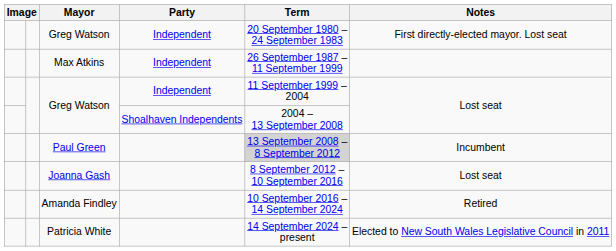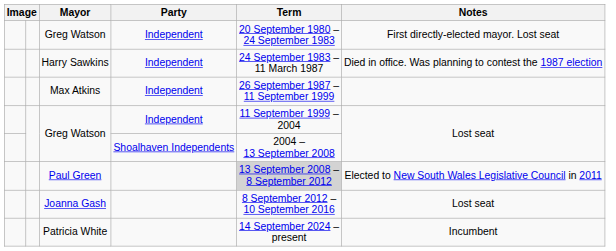+ row: (75, 63)
(481, 147) Incumbent -> (473, 176) Elected to New South Wales Legislative Council in 2011
- row: (79, 204)
(481, 232) Elected to New South Wales Legislative Council in 2011 -> (473, 232) Incumbent
